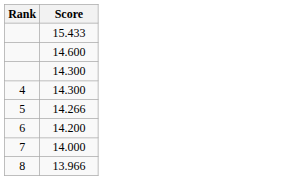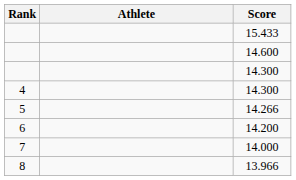+ column: (136, 14)
